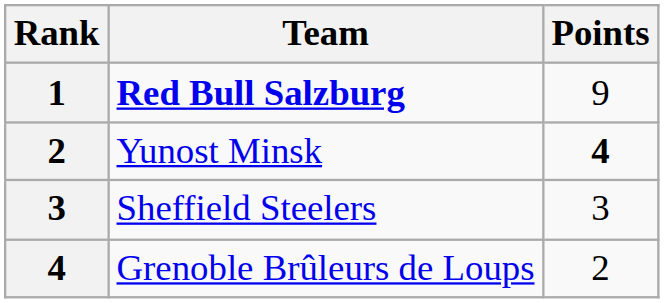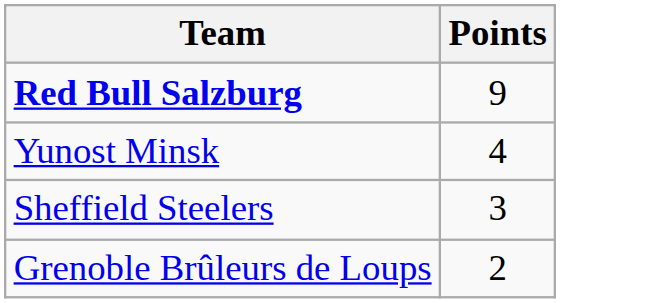- column: (57, 33)
(601, 150) bold -> (498, 150) normal
